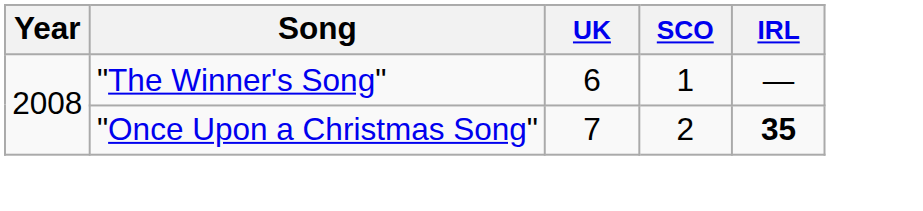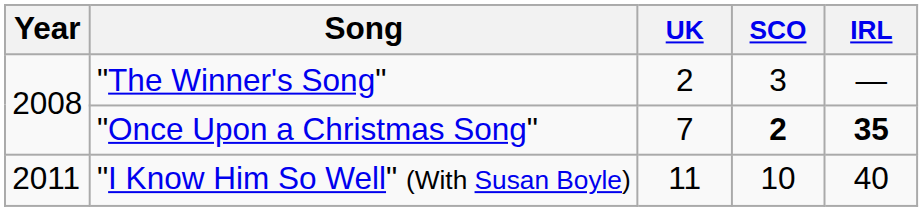(592, 79) 6 -> (685, 79) 2
(685, 79) 1 -> (778, 79) 3
(685, 129) normal -> (778, 129) bold
+ row: (364, 179)
